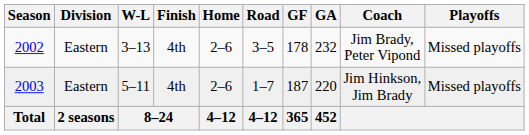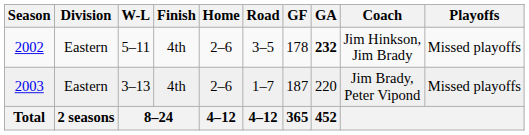(136, 47) 3–13 -> (136, 47) 5–11
(326, 47) normal -> (326, 47) bold
(382, 47) Jim Brady, Peter Vipond -> (382, 47) Jim Hinkson, Jim Brady
(136, 86) 5–11 -> (136, 86) 3–13
(382, 86) Jim Hinkson, Jim Brady -> (382, 86) Jim Brady, Peter Vipond
